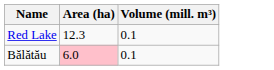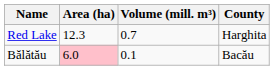+ column: (244, 14)
(129, 34) 0.1 -> (129, 34) 0.7
